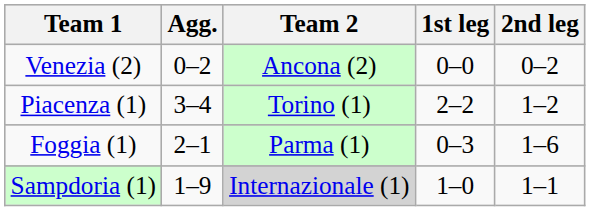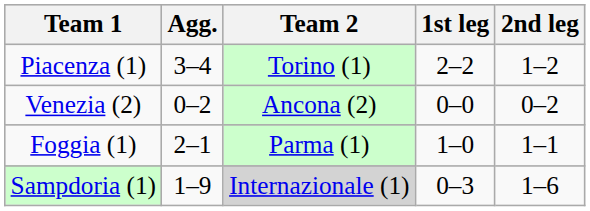rows swapped: (83, 104) <-> (83, 64)
(455, 144) 0–3 -> (455, 144) 1–0
(540, 144) 1–6 -> (540, 144) 1–1
(455, 184) 1–0 -> (455, 184) 0–3
(540, 184) 1–1 -> (540, 184) 1–6
